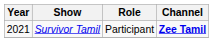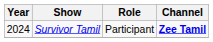(18, 29) 2021 -> (18, 29) 2024
